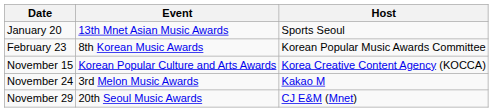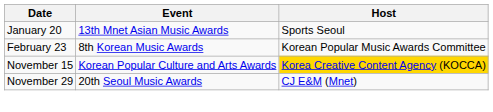(384, 64) no background -> (384, 64) gold background
- row: (40, 81)
